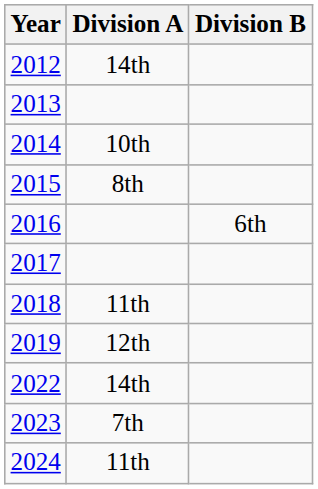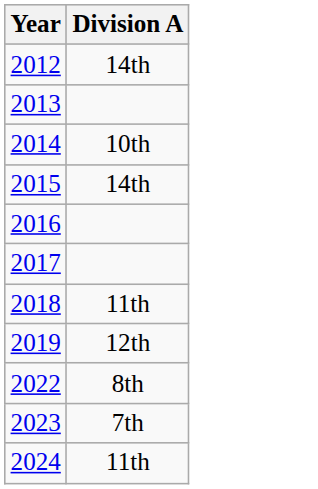- column: (250, 24)
(128, 183) 8th -> (128, 183) 14th
(128, 382) 14th -> (128, 382) 8th
